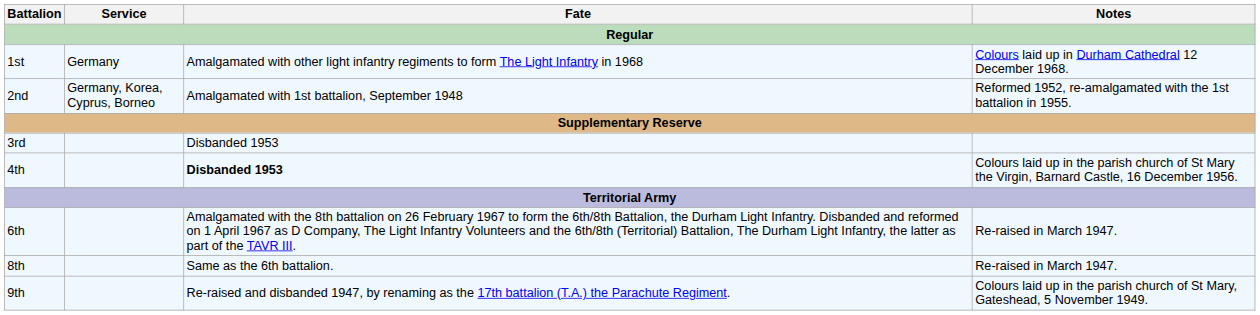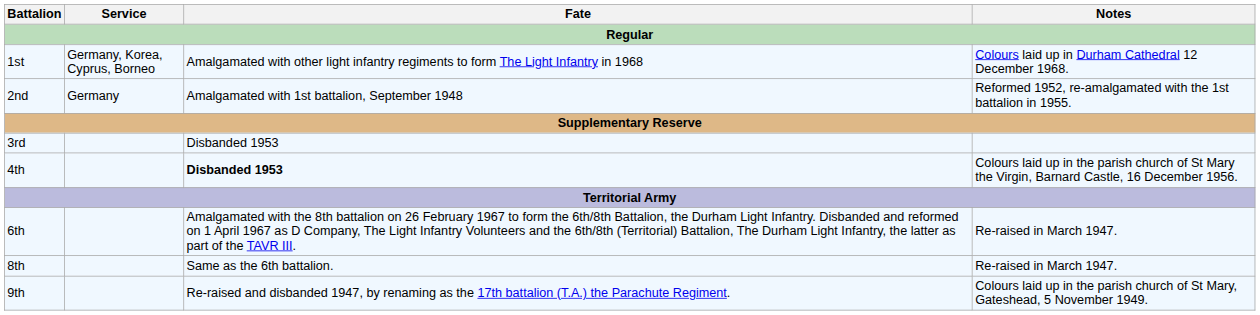(93, 61) Germany -> (115, 61) Germany, Korea, Cyprus, Borneo
(115, 95) Germany, Korea, Cyprus, Borneo -> (93, 95) Germany
